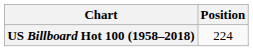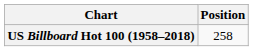(223, 35) 224 -> (223, 35) 258
